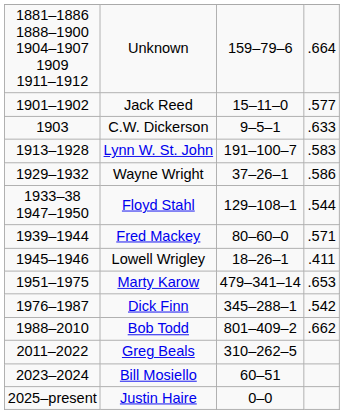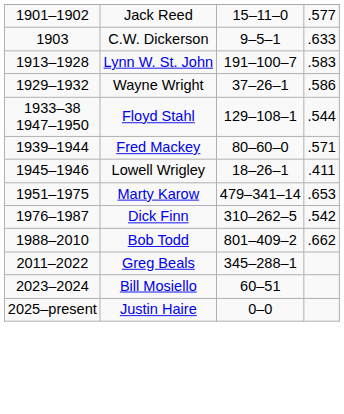- row: (158, 48)
(260, 305) 345–288–1 -> (260, 217) 310–262–5
(260, 351) 310–262–5 -> (260, 263) 345–288–1
